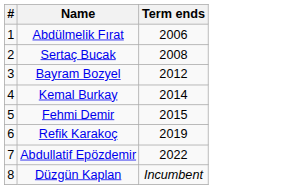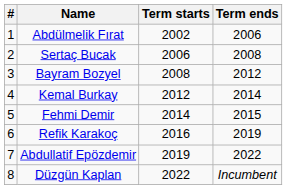+ column: (176, 14)
